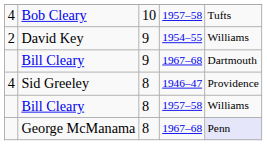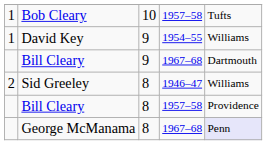(11, 15) 4 -> (11, 15) 1
(11, 38) 2 -> (11, 38) 1
(11, 83) 4 -> (11, 83) 2
(233, 83) Providence -> (228, 83) Williams
(228, 106) Williams -> (233, 106) Providence
